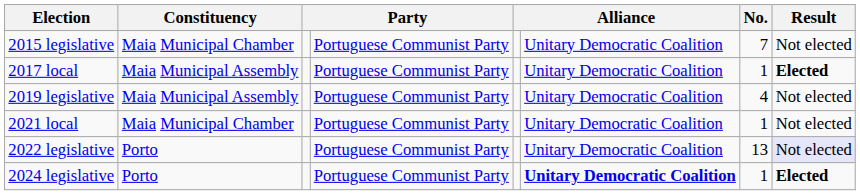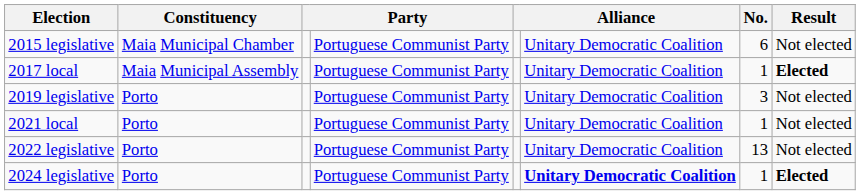(764, 44) 7 -> (764, 44) 6
(210, 96) Maia Municipal Assembly -> (140, 96) Porto
(764, 96) 4 -> (764, 96) 3
(208, 123) Maia Municipal Chamber -> (140, 123) Porto
(814, 149) lavender background -> (814, 149) no background
